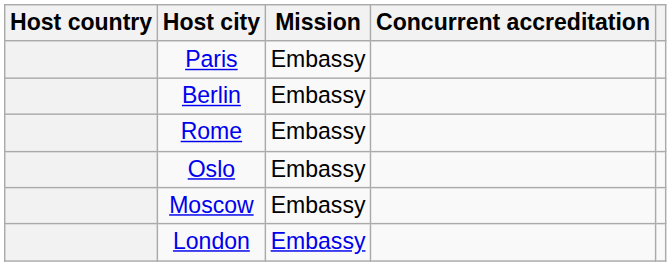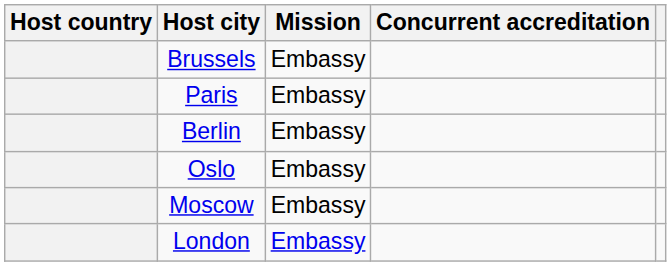+ row: (211, 59)
- row: (211, 132)
